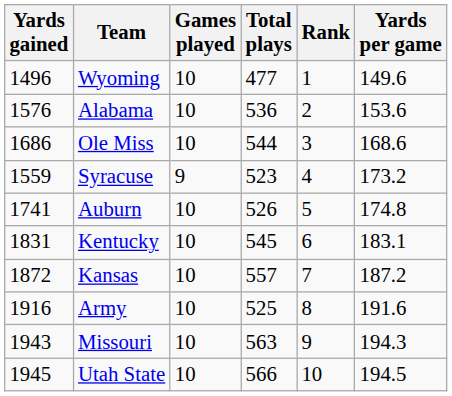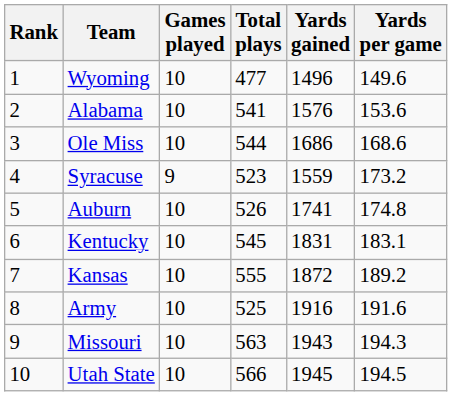columns swapped: (326, 32) <-> (39, 32)
(261, 110) 536 -> (251, 110) 541
(261, 275) 557 -> (251, 275) 555
(383, 275) 187.2 -> (383, 275) 189.2
